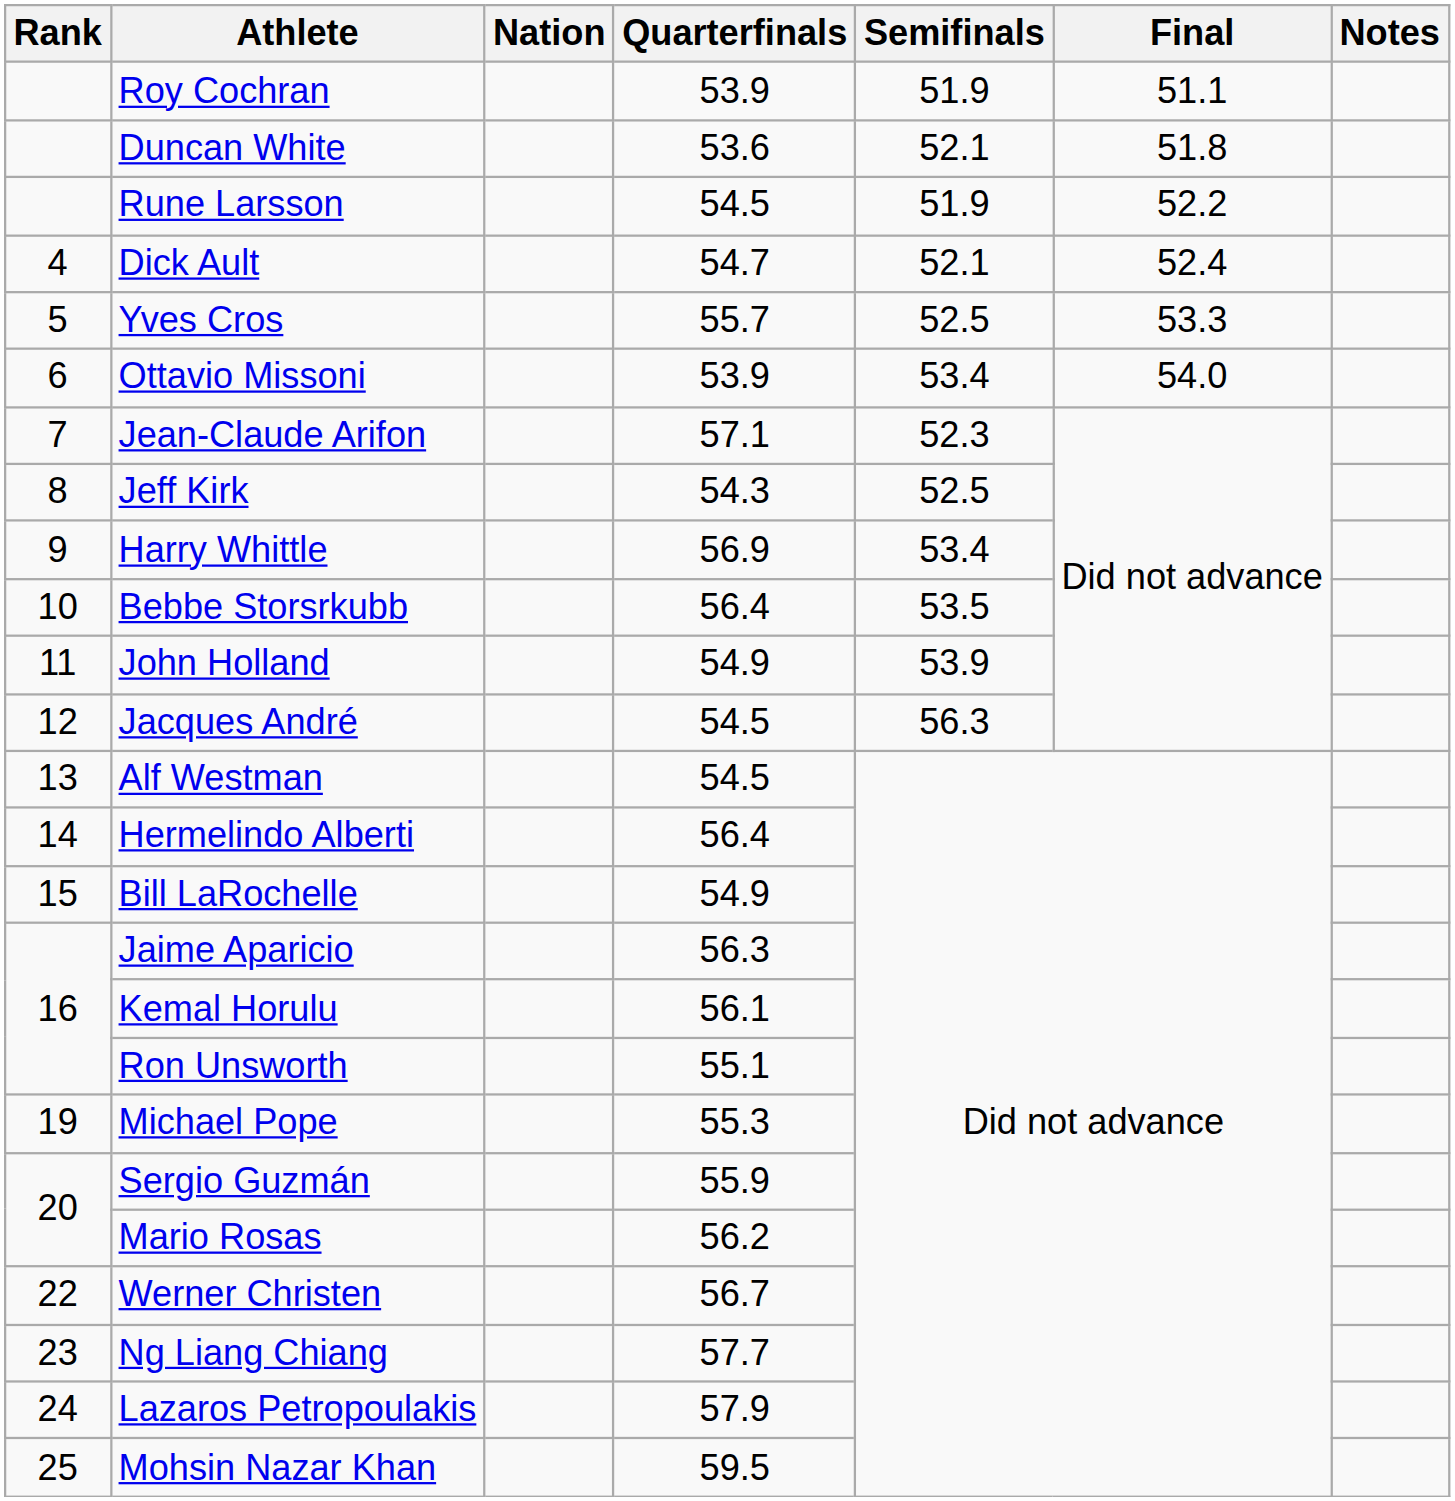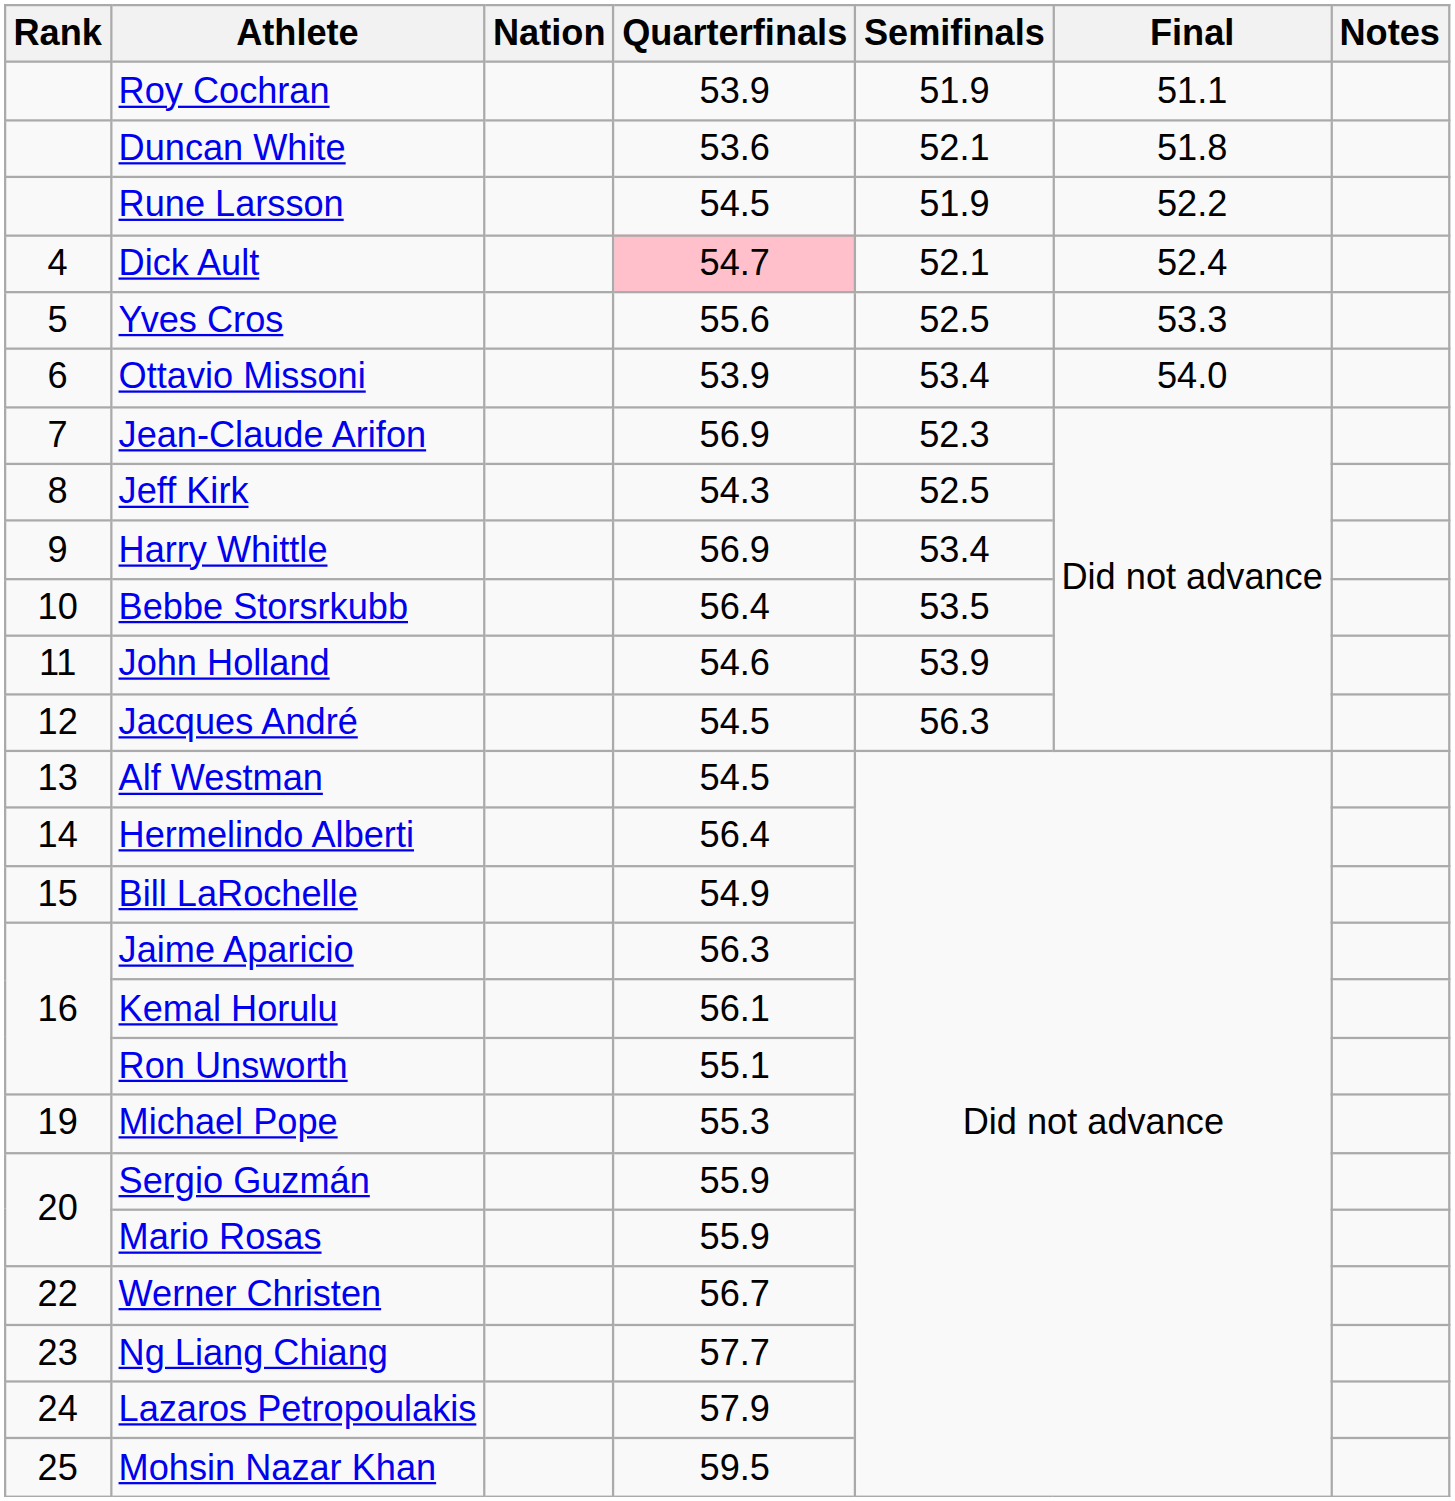(735, 262) no background -> (735, 262) pink background
(735, 319) 55.7 -> (735, 319) 55.6
(735, 434) 57.1 -> (735, 434) 56.9
(735, 663) 54.9 -> (735, 663) 54.6
(735, 1237) 56.2 -> (735, 1237) 55.9
